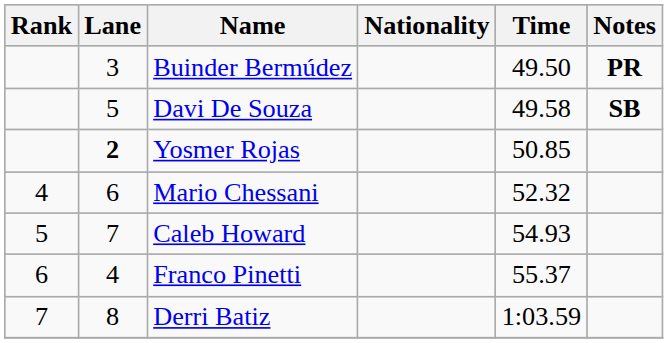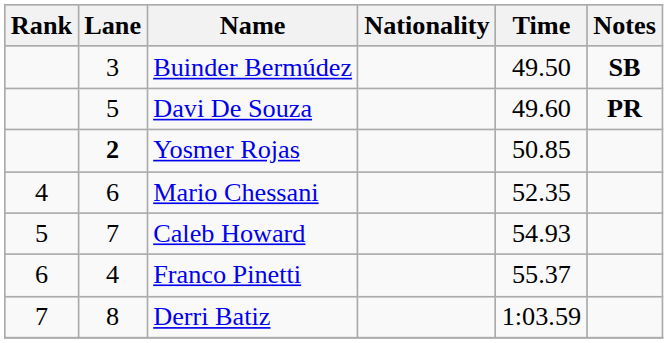(625, 66) PR -> (625, 66) SB
(541, 108) 49.58 -> (541, 108) 49.60
(625, 108) SB -> (625, 108) PR
(541, 191) 52.32 -> (541, 191) 52.35
